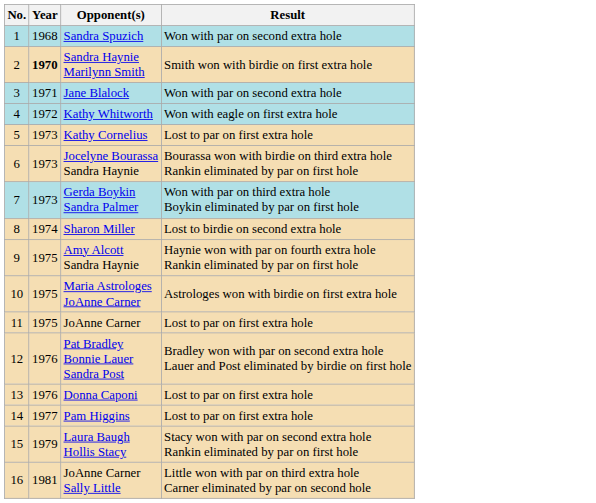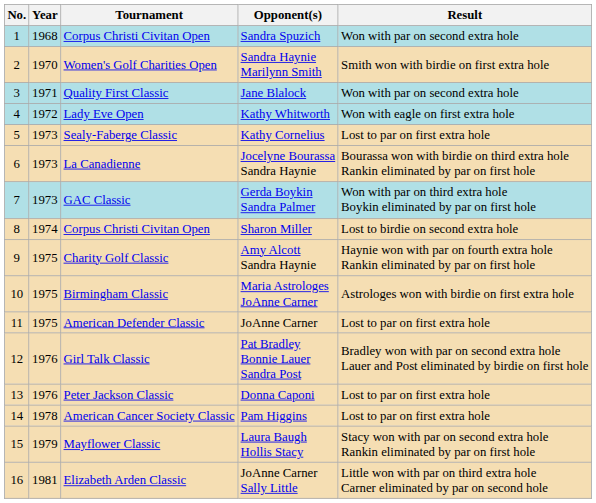+ column: (149, 15)
(45, 64) bold -> (45, 64) normal
(45, 415) 1977 -> (45, 415) 1978
